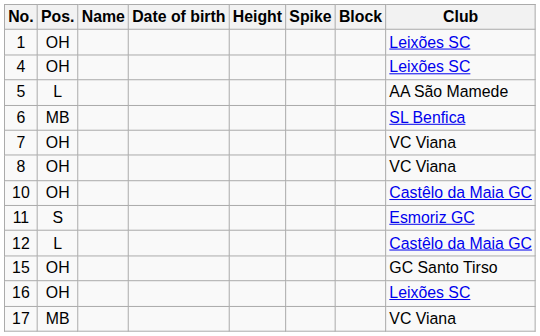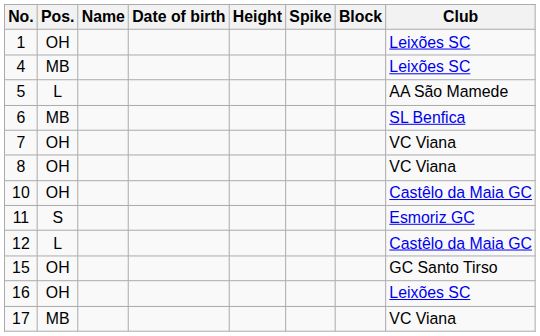(58, 67) OH -> (58, 67) MB
